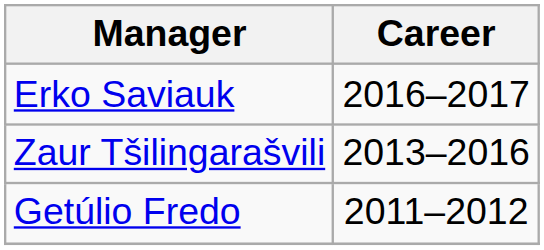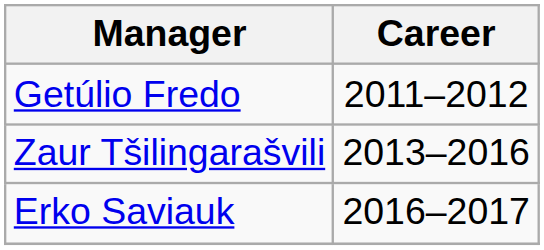rows swapped: (127, 212) <-> (124, 93)
